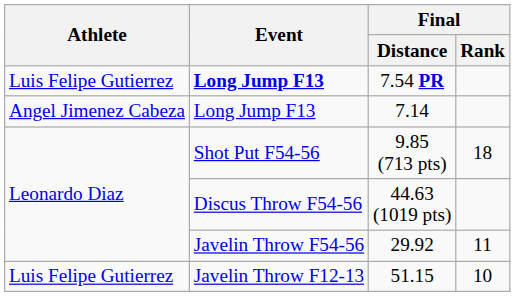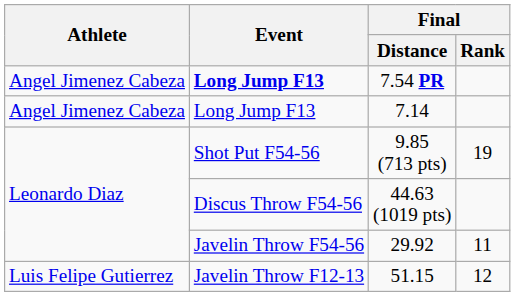(91, 80) Luis Felipe Gutierrez -> (97, 80) Angel Jimenez Cabeza
(483, 152) 18 -> (483, 152) 19
(483, 276) 10 -> (483, 276) 12
